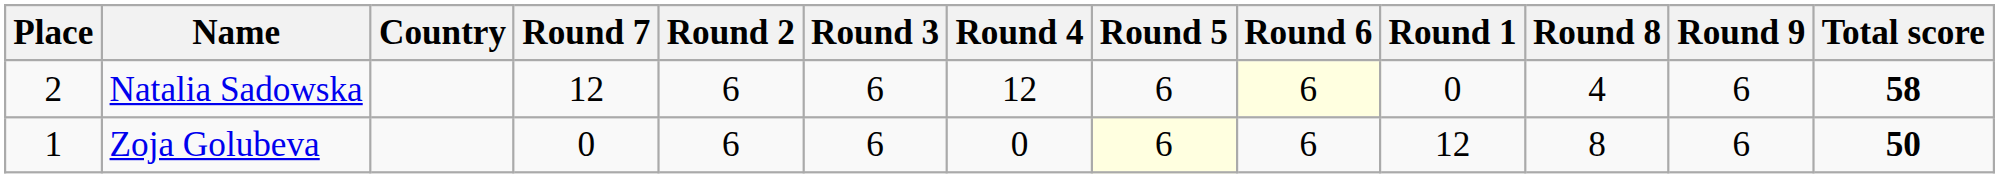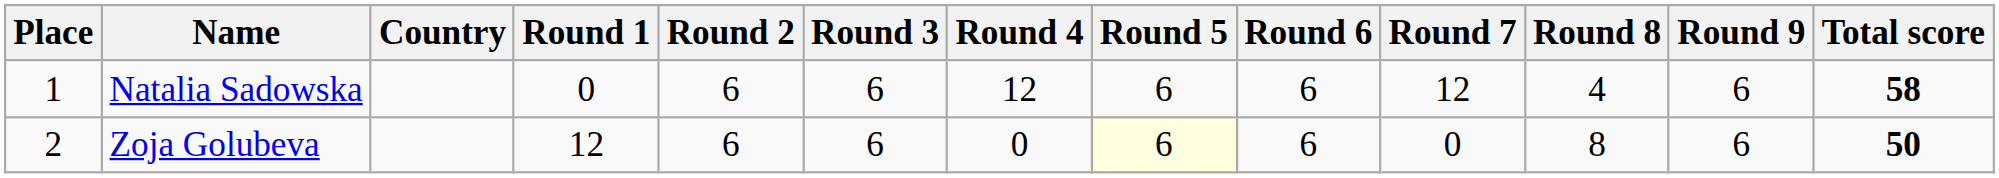columns swapped: (1453, 32) <-> (586, 32)
(53, 88) 2 -> (53, 88) 1
(1308, 88) lightyellow background -> (1308, 88) no background
(53, 144) 1 -> (53, 144) 2
